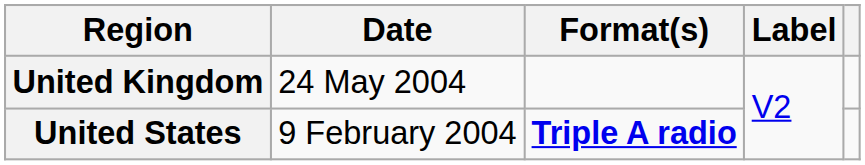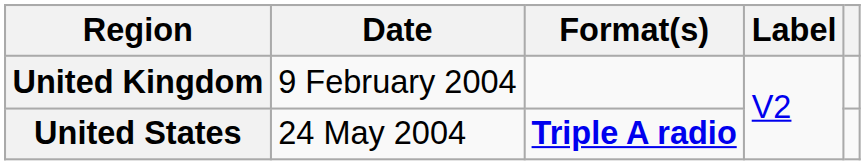(372, 81) 24 May 2004 -> (397, 81) 9 February 2004
(397, 133) 9 February 2004 -> (372, 133) 24 May 2004
